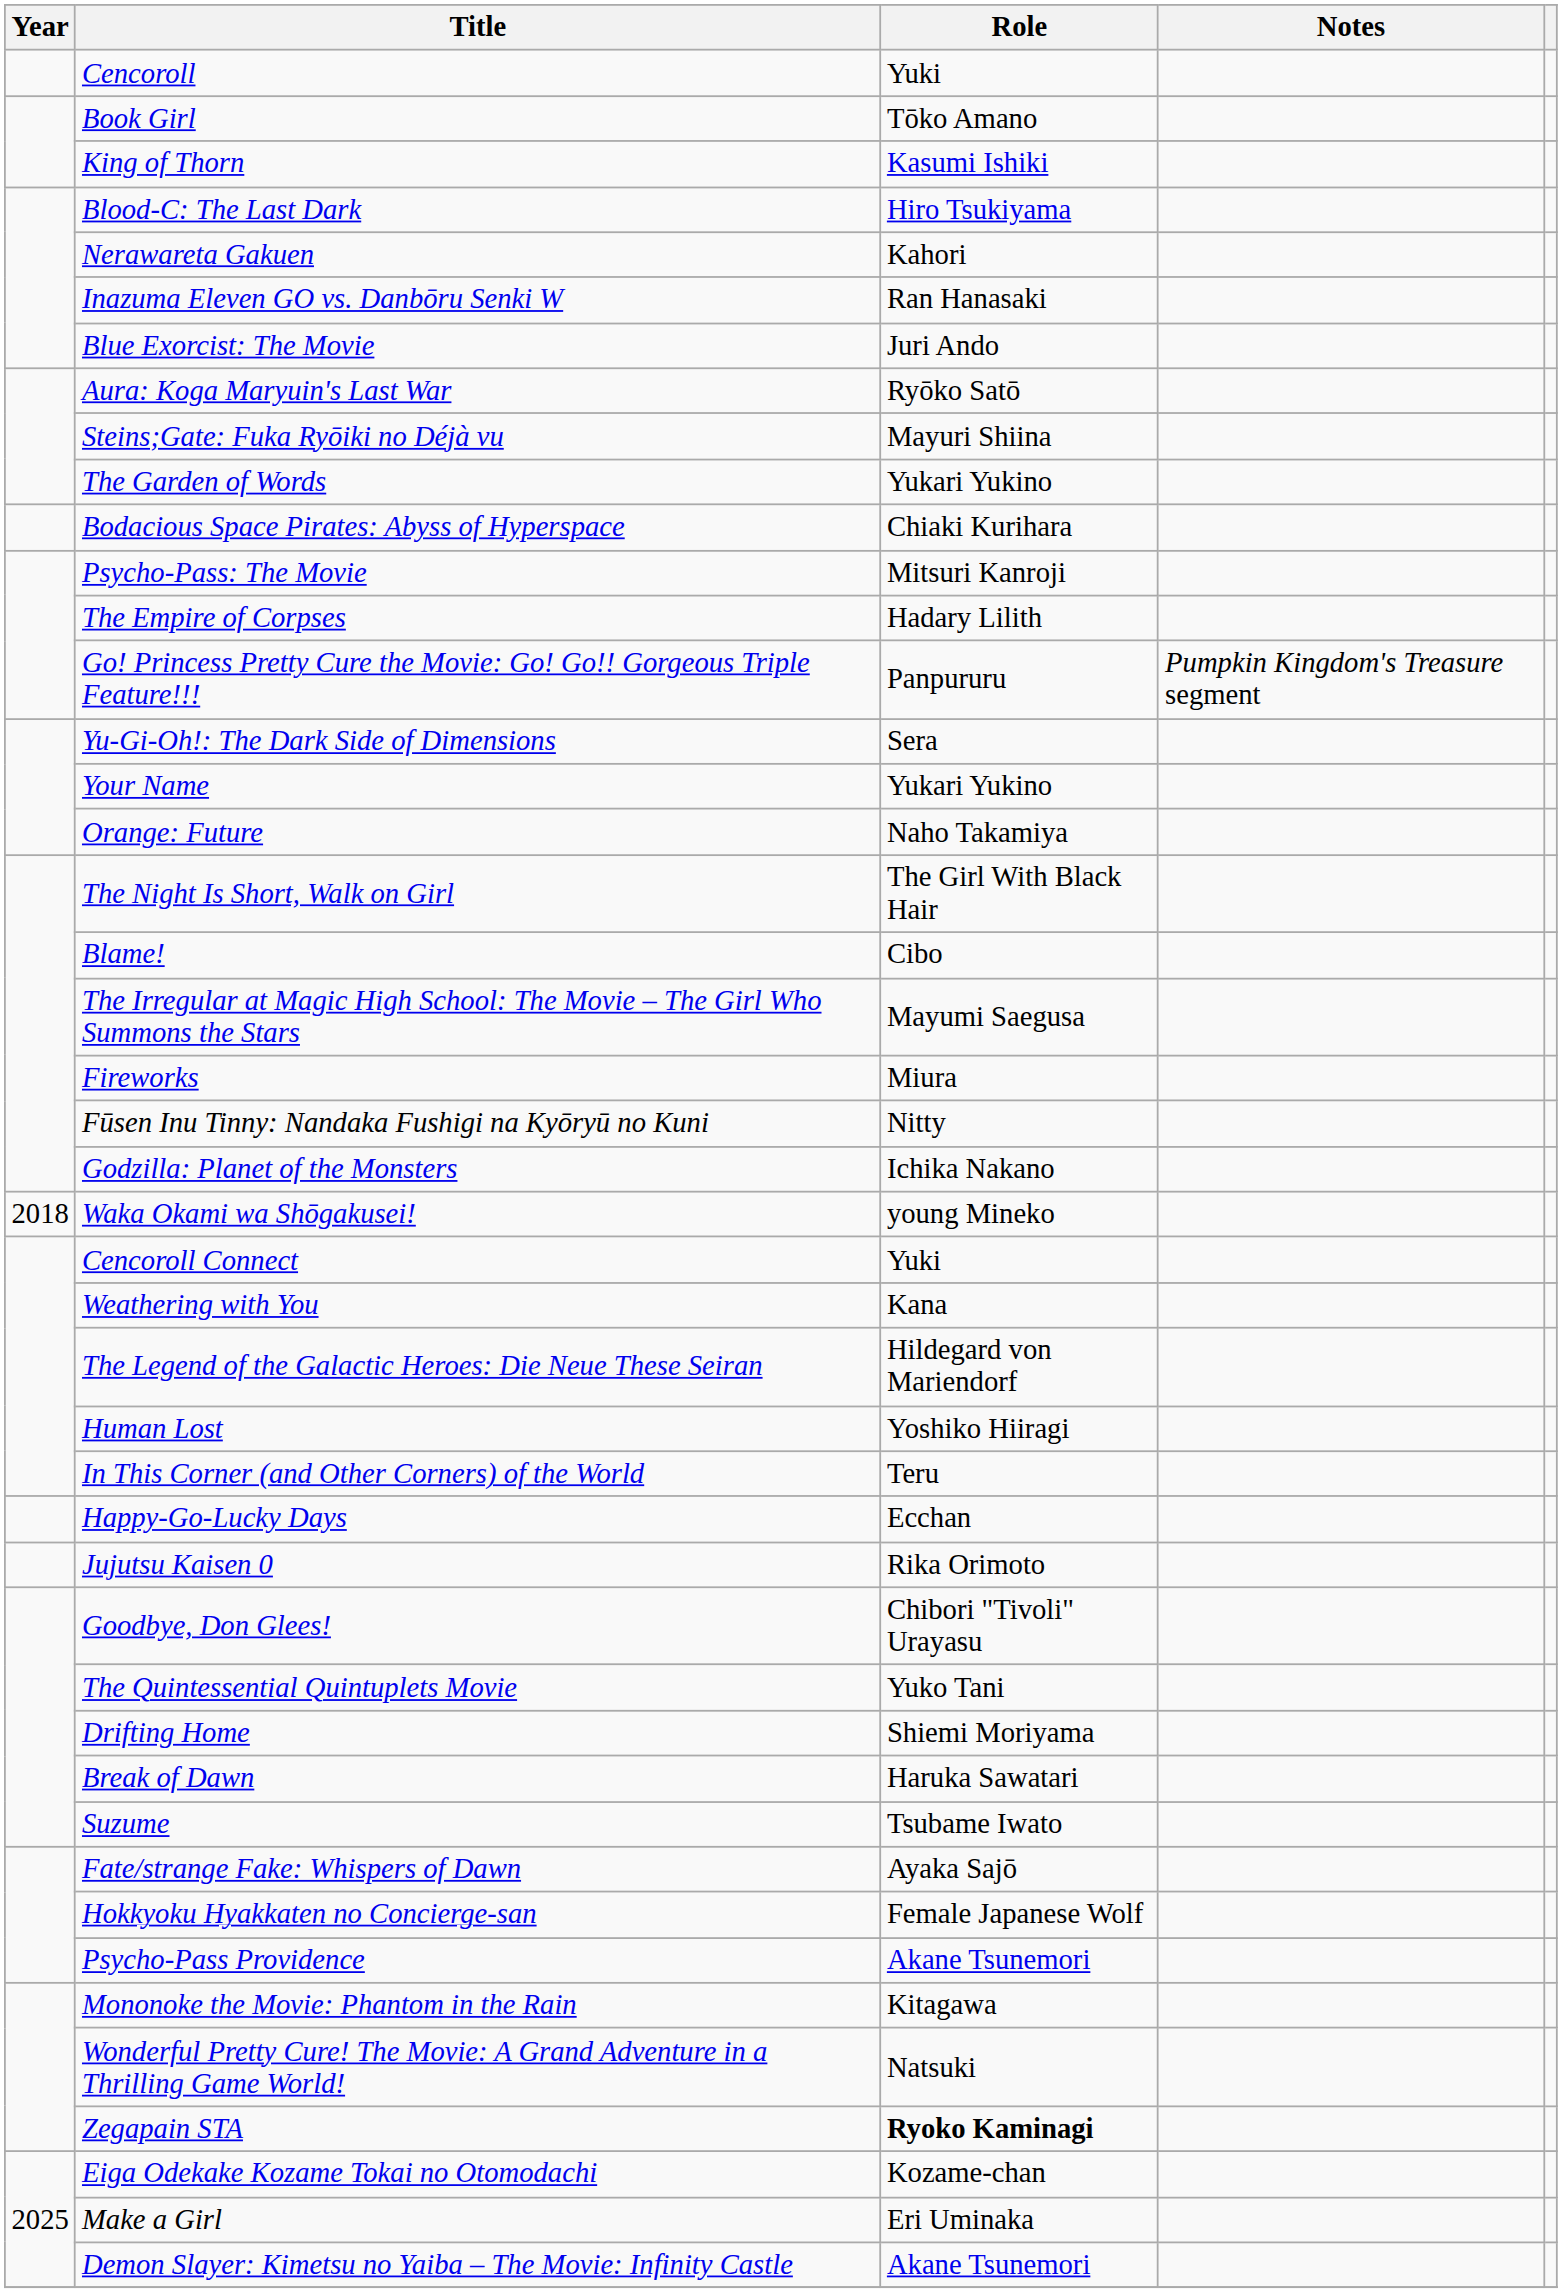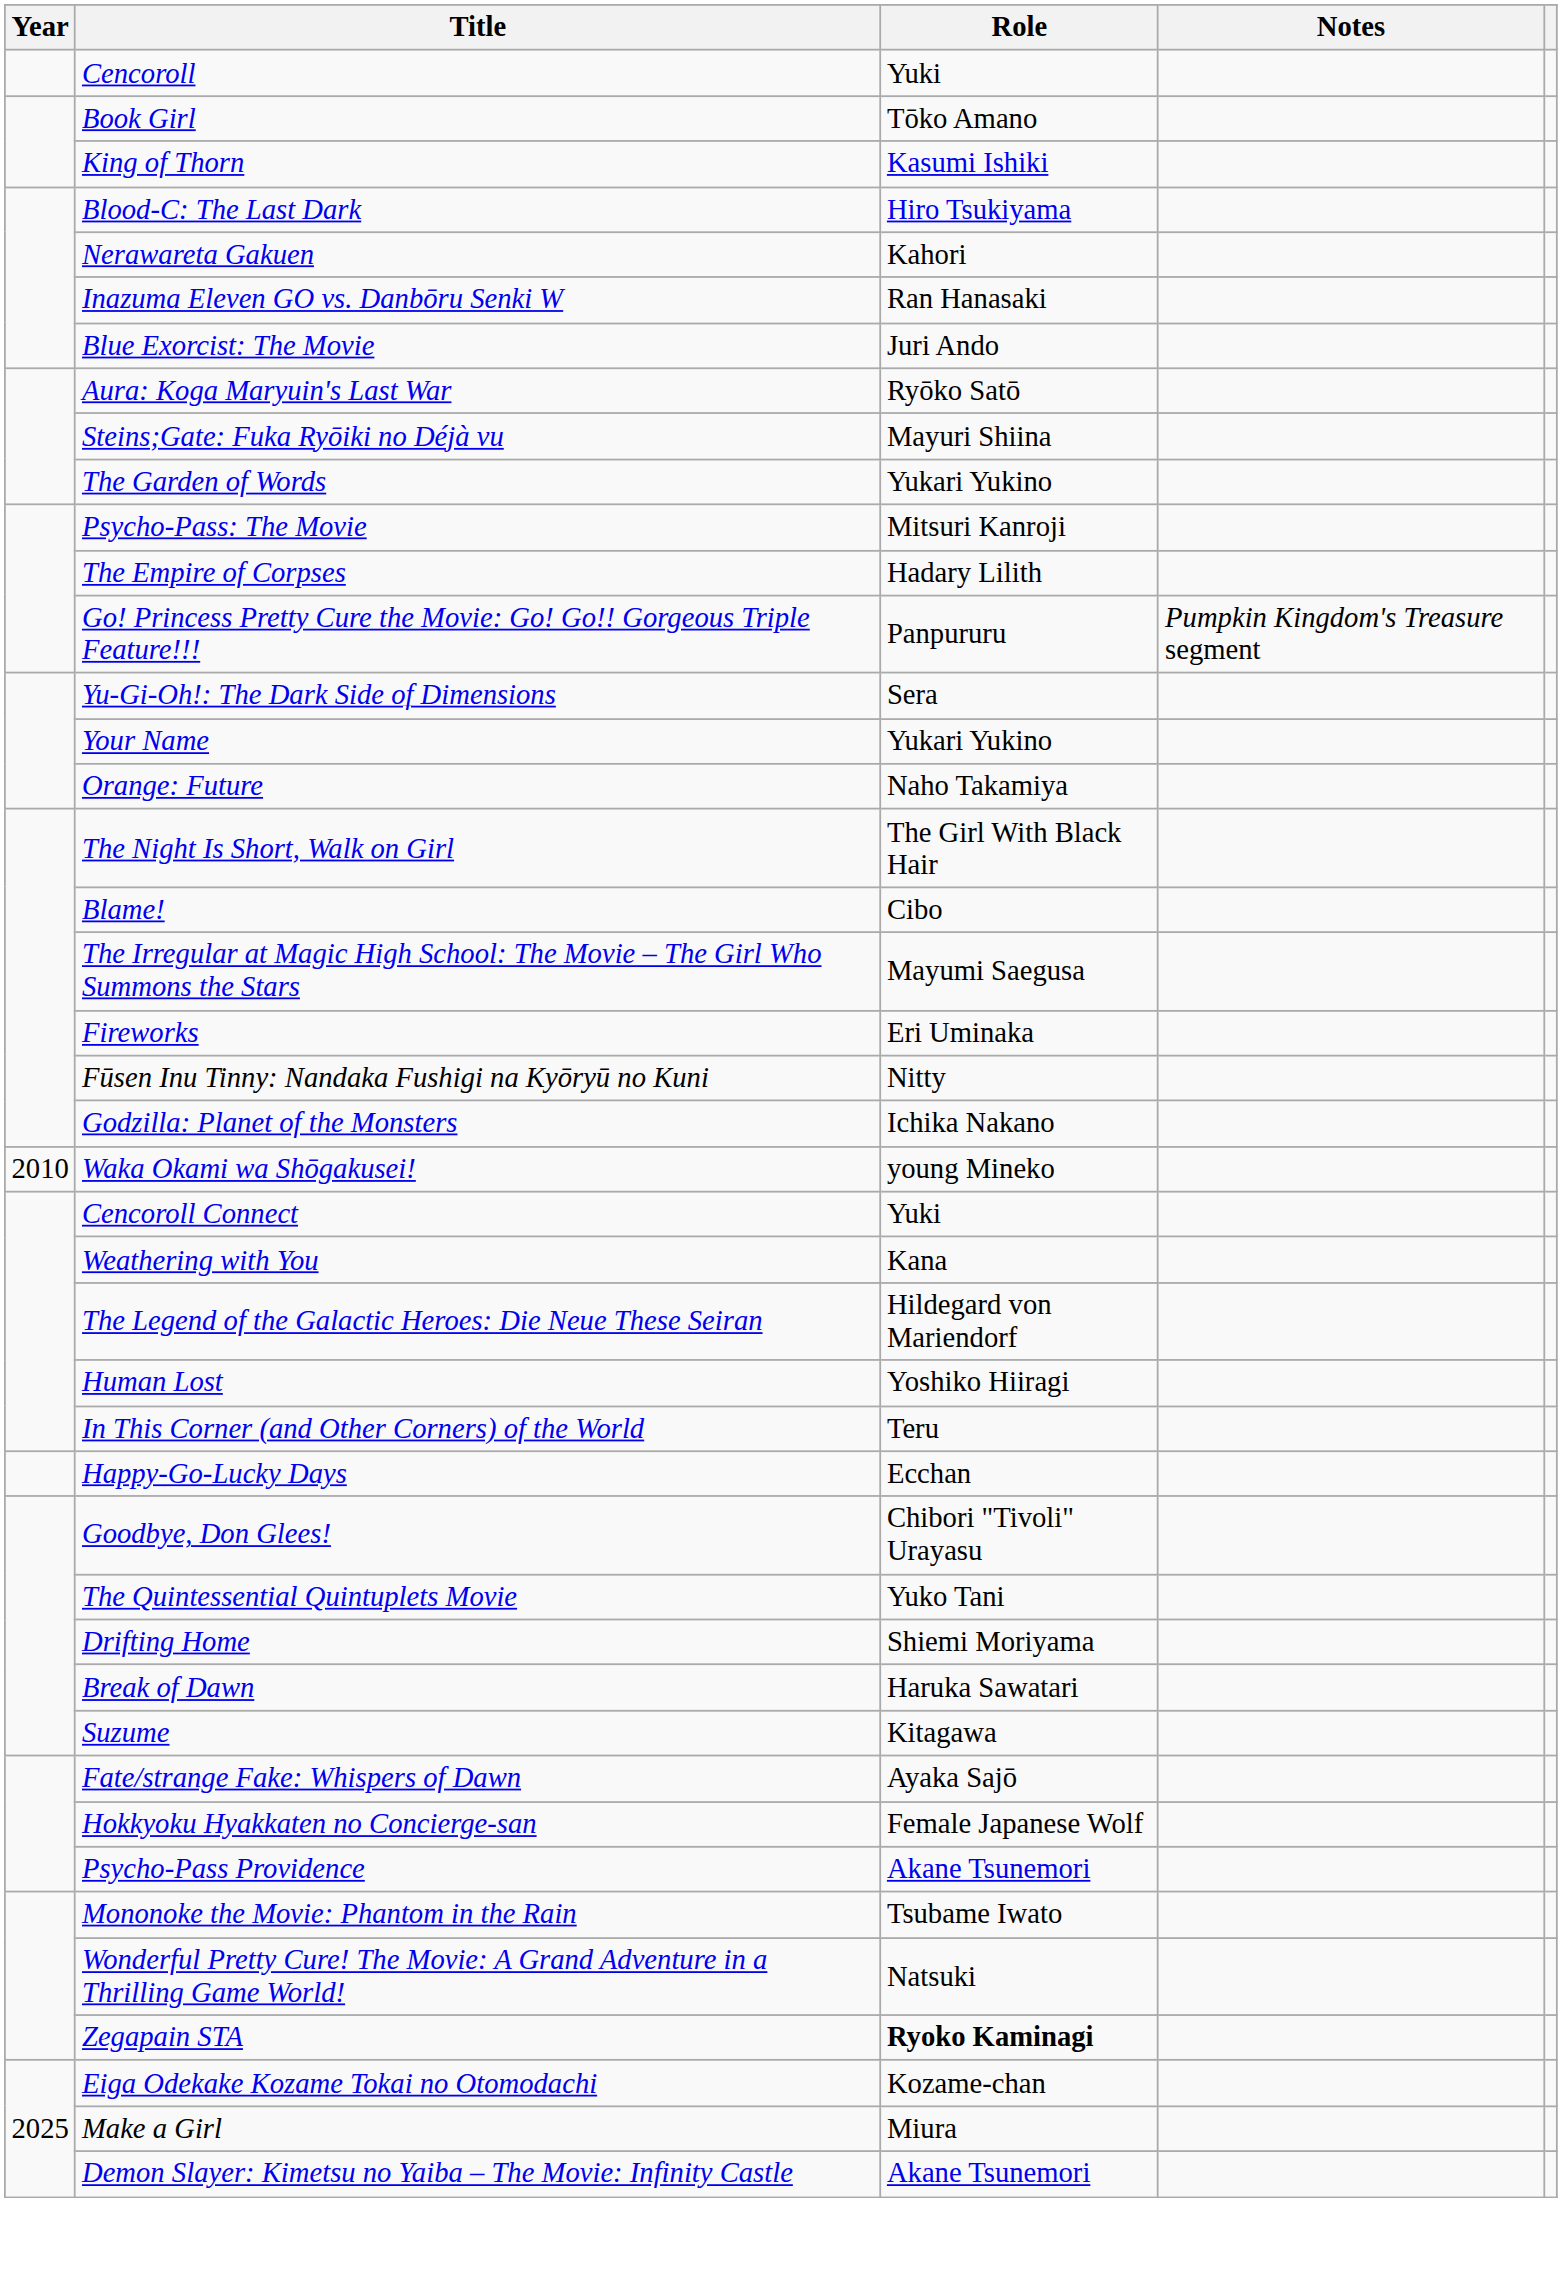- row: (353, 526)
(922, 1077) Miura -> (960, 1032) Eri Uminaka
(40, 1213) 2018 -> (40, 1168) 2010
- row: (177, 1564)
(975, 1823) Tsubame Iwato -> (942, 1732) Kitagawa
(942, 2005) Kitagawa -> (975, 1914) Tsubame Iwato
(960, 2219) Eri Uminaka -> (922, 2128) Miura
